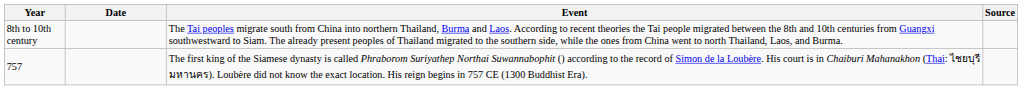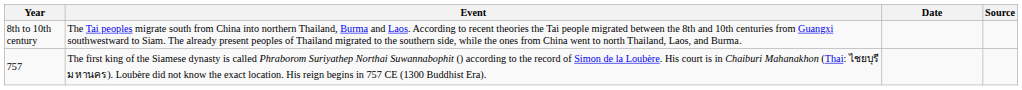columns swapped: (116, 12) <-> (575, 12)
